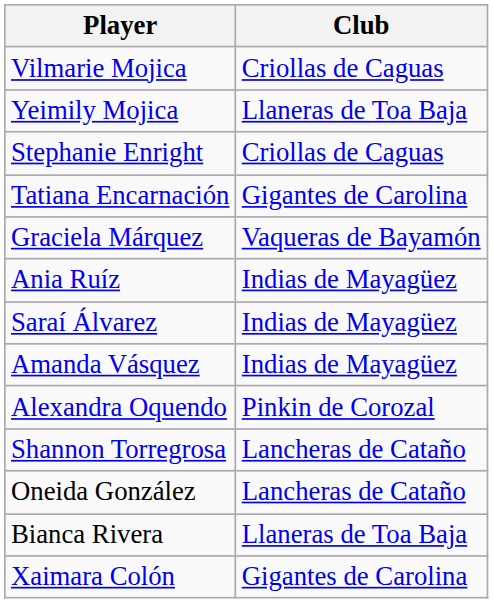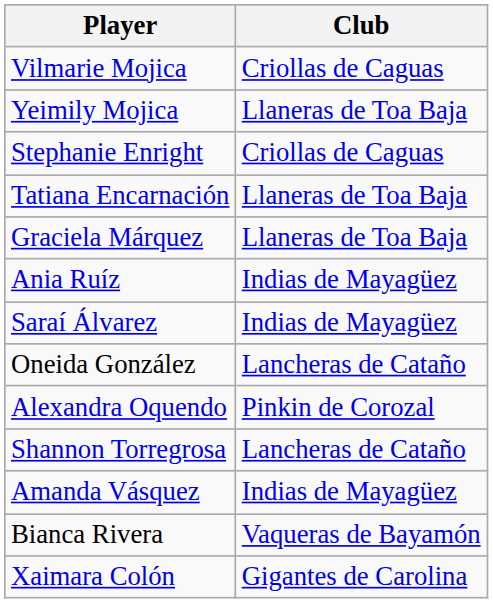(355, 195) Gigantes de Carolina -> (354, 195) Llaneras de Toa Baja
(361, 237) Vaqueras de Bayamón -> (354, 237) Llaneras de Toa Baja
rows swapped: (103, 491) <-> (105, 364)
(354, 534) Llaneras de Toa Baja -> (361, 534) Vaqueras de Bayamón
